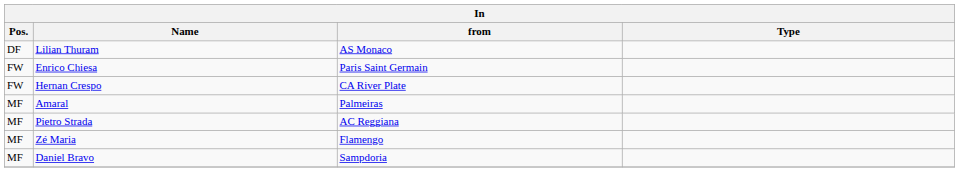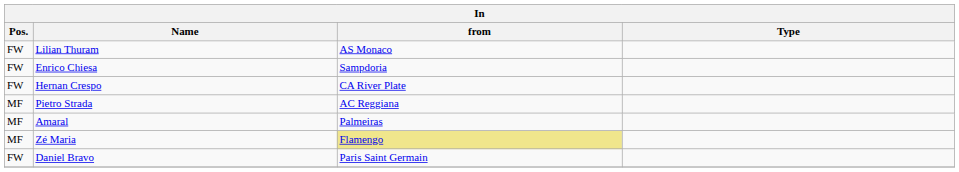(14, 50) DF -> (15, 50) FW
(384, 68) Paris Saint Germain -> (363, 68) Sampdoria
rows swapped: (64, 122) <-> (52, 104)
(361, 140) no background -> (361, 140) khaki background
(15, 158) MF -> (15, 158) FW
(363, 158) Sampdoria -> (384, 158) Paris Saint Germain
